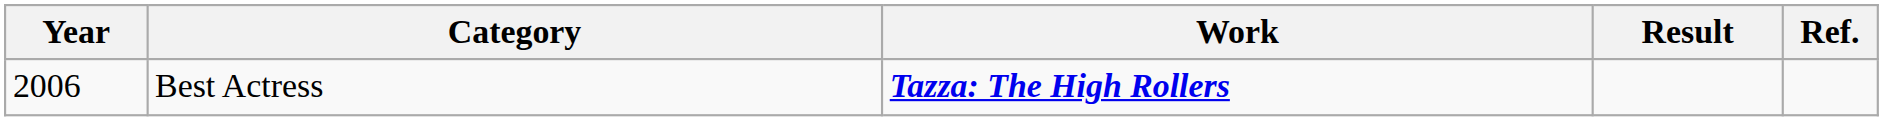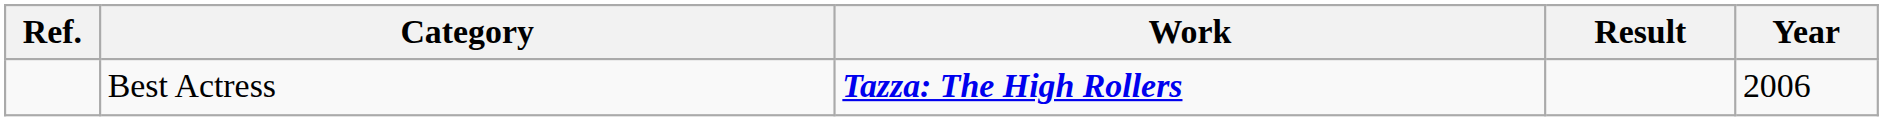columns swapped: (76, 31) <-> (1830, 31)
